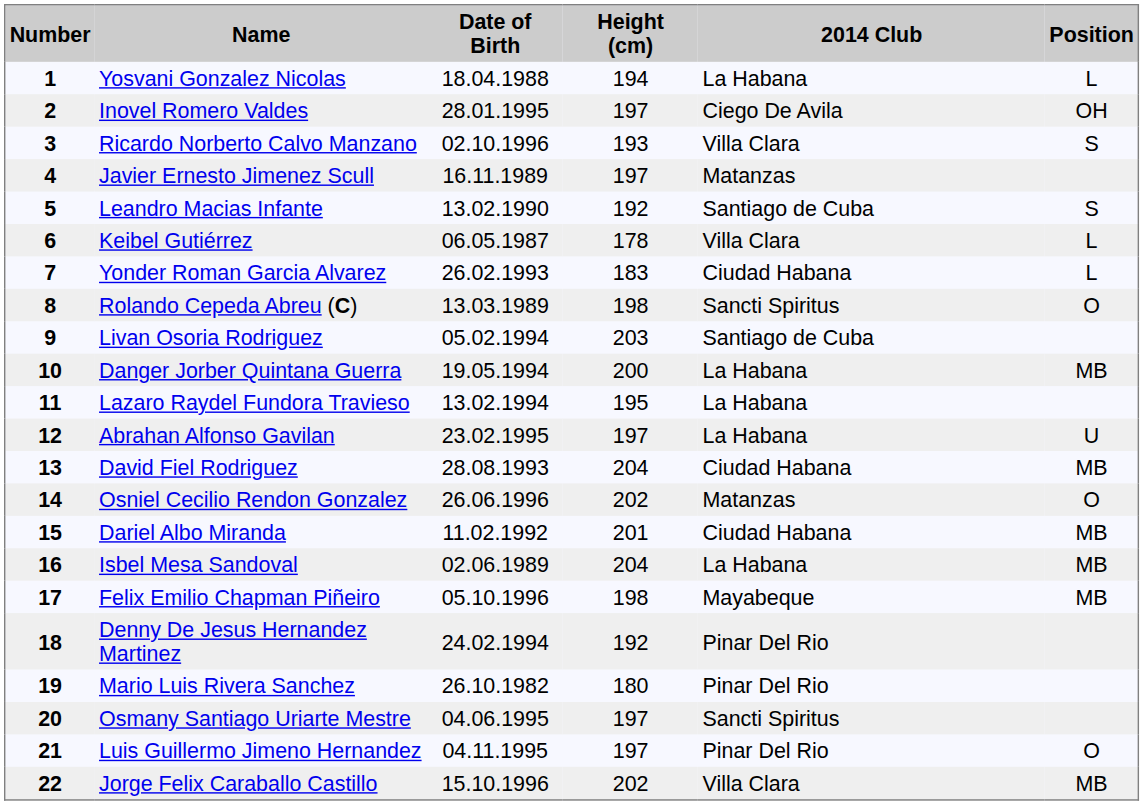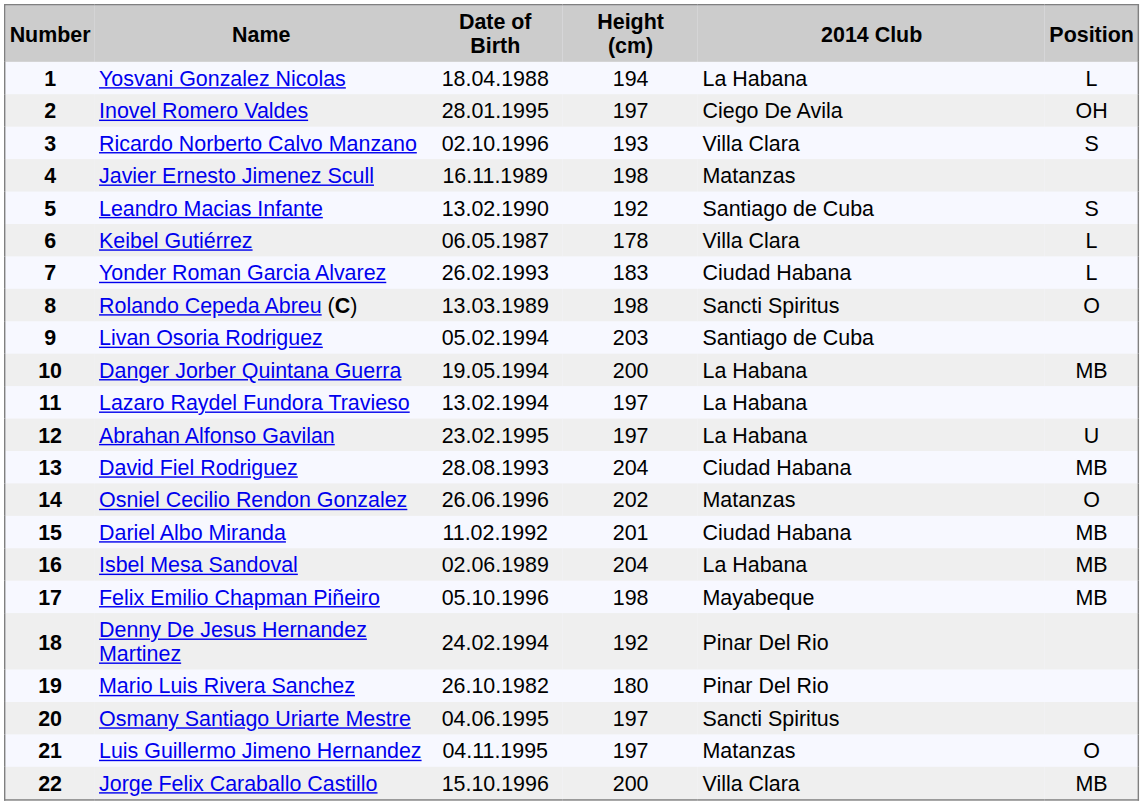(631, 175) 197 -> (631, 175) 198
(631, 402) 195 -> (631, 402) 197
(766, 751) Pinar Del Rio -> (749, 751) Matanzas
(631, 783) 202 -> (631, 783) 200
